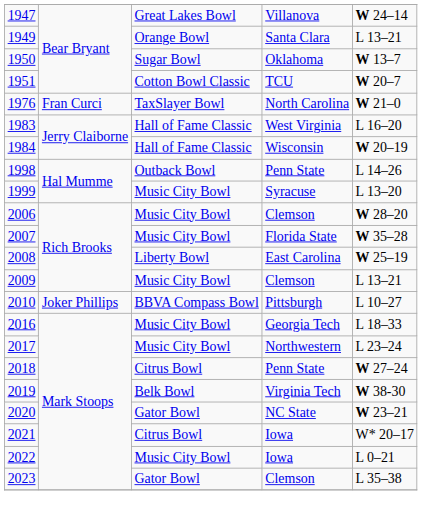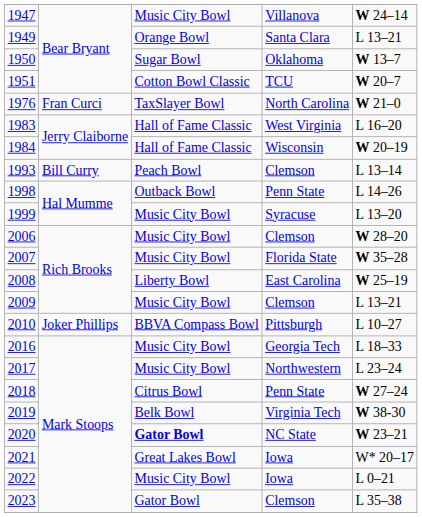(185, 15) Great Lakes Bowl -> (182, 15) Music City Bowl
+ row: (22, 170)
(167, 412) normal -> (169, 434) bold
(168, 434) Citrus Bowl -> (185, 457) Great Lakes Bowl
